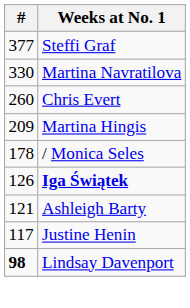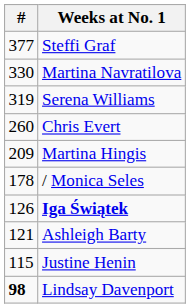+ row: (98, 99)
(21, 235) 117 -> (21, 262) 115
